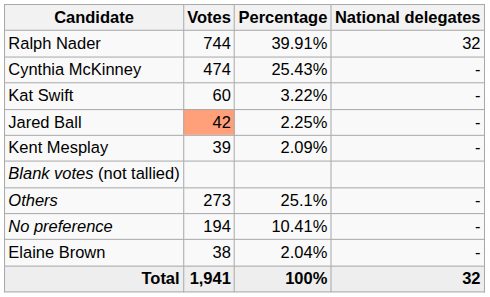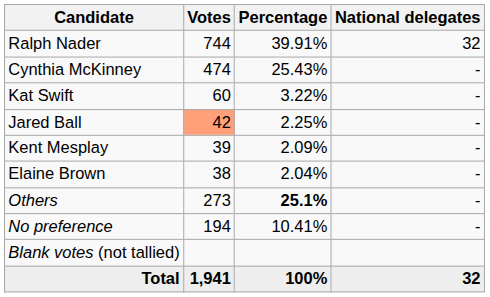rows swapped: (57, 252) <-> (94, 174)
(304, 200) normal -> (304, 200) bold
